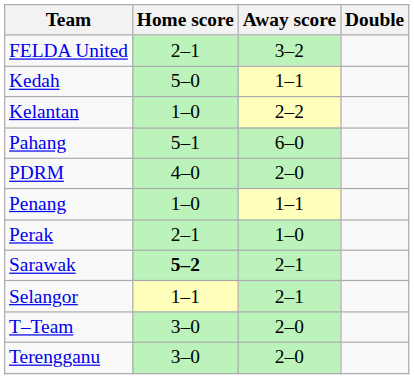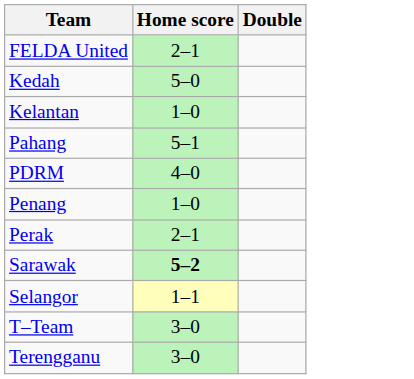- column: (289, 19)
